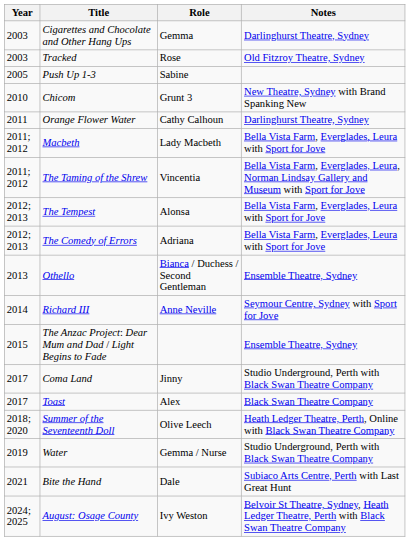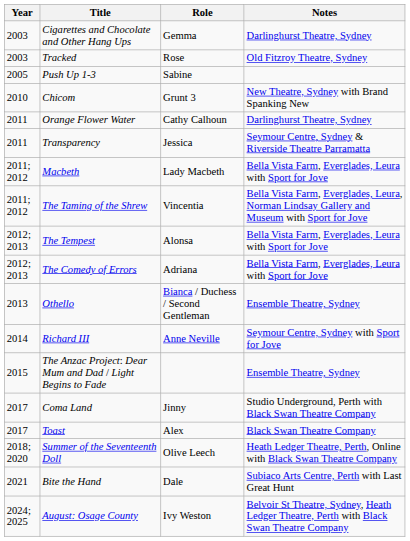+ row: (71, 143)
- row: (55, 453)
